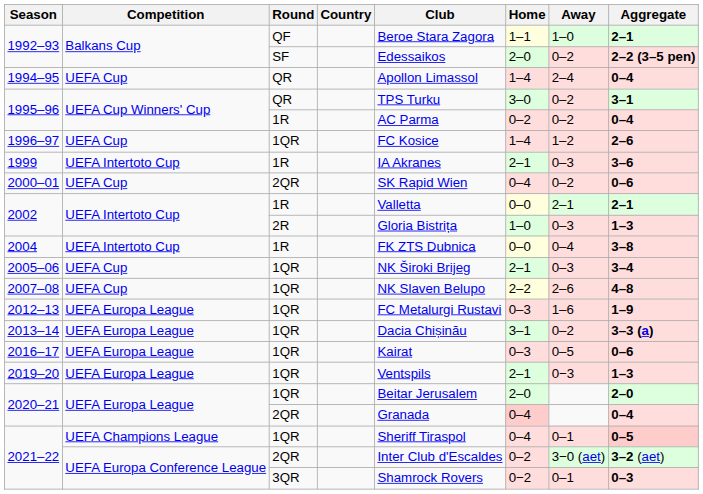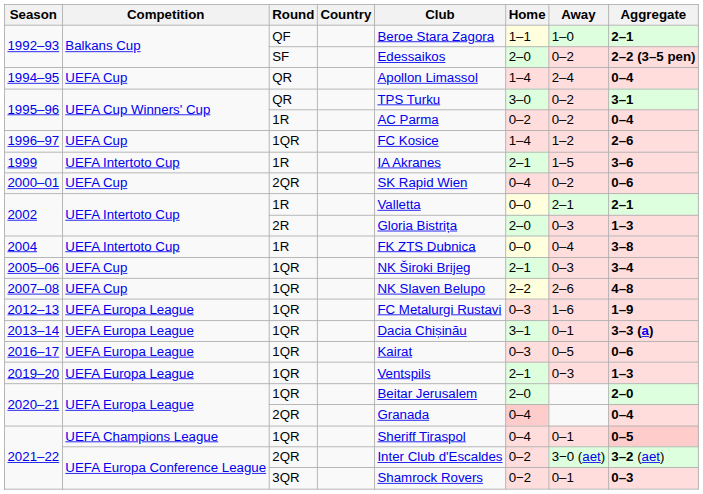(563, 162) 0–3 -> (563, 162) 1–5
(520, 225) 1–0 -> (520, 225) 2–0
(563, 330) 0–2 -> (563, 330) 0–1
